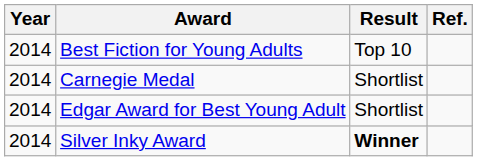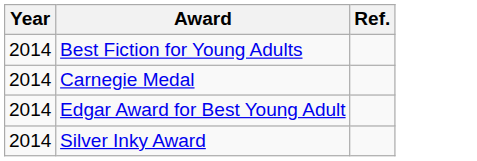- column: (389, 19)
